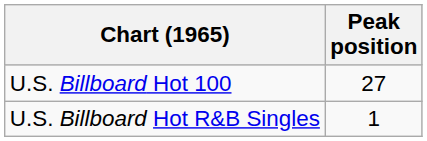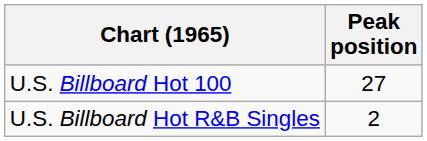(374, 118) 1 -> (374, 118) 2
